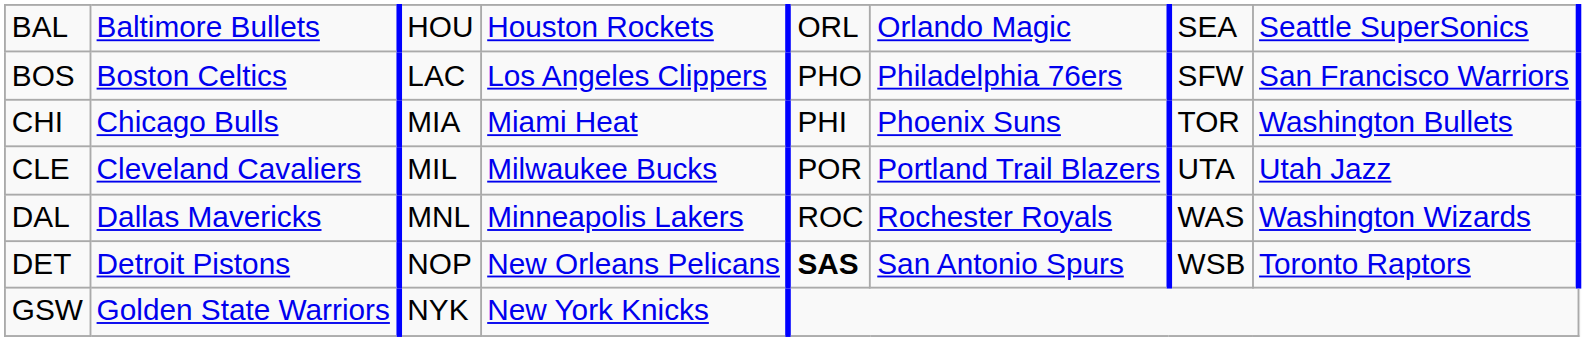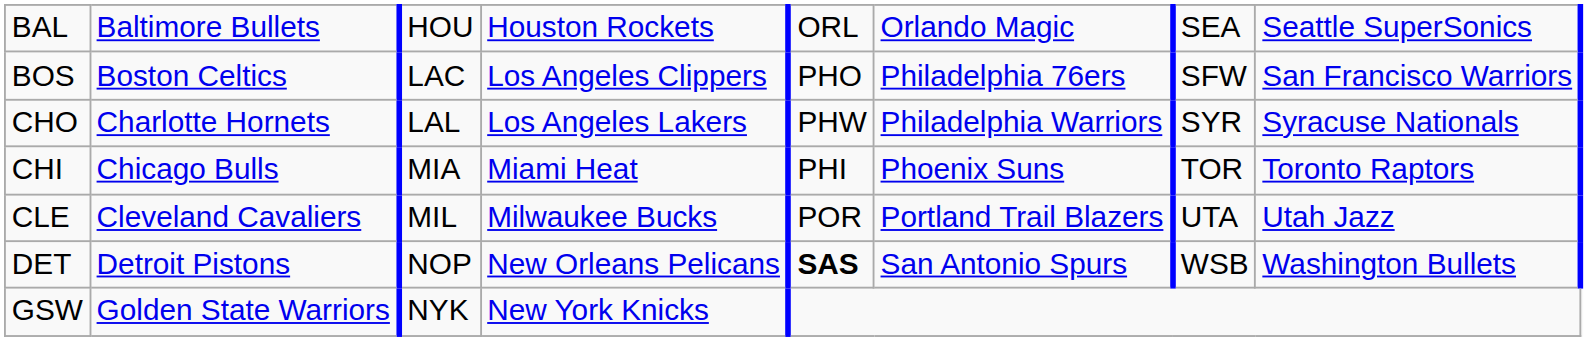+ row: (45, 122)
(1386, 122) Washington Bullets -> (1368, 169) Toronto Raptors
- row: (41, 216)
(1365, 264) Toronto Raptors -> (1389, 264) Washington Bullets
